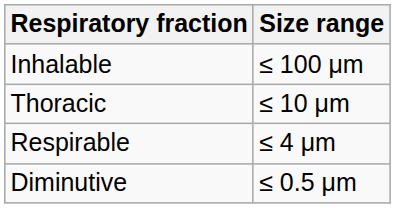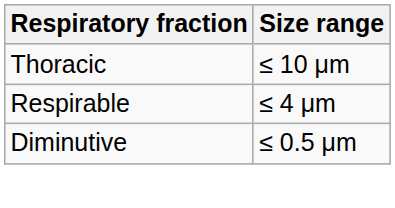- row: (61, 63)
